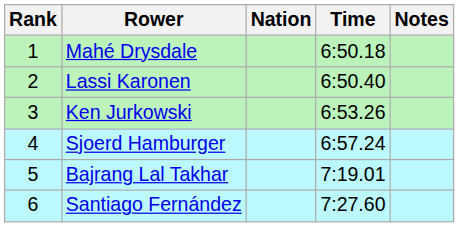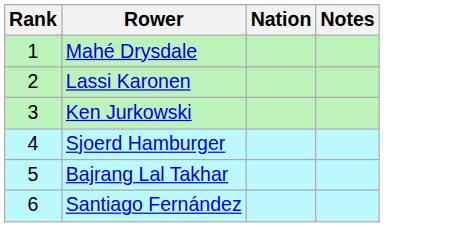- column: (353, 19)
